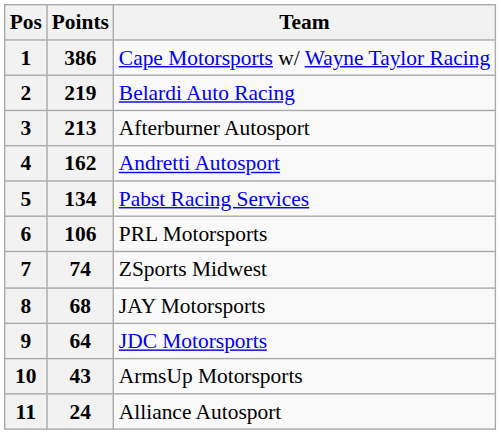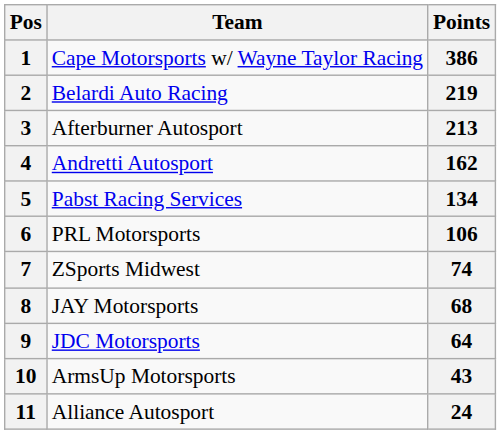columns swapped: (304, 22) <-> (80, 22)
